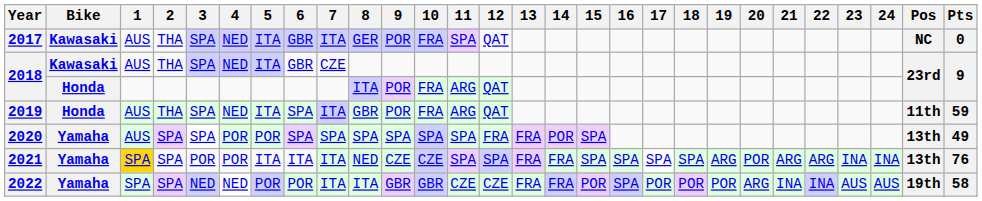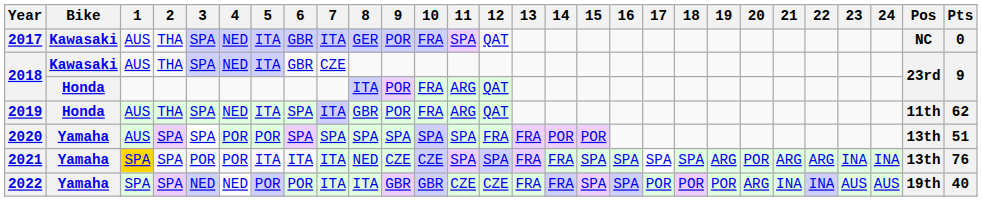(960, 112) 59 -> (960, 112) 62
(593, 136) SPA -> (593, 136) POR
(960, 136) 49 -> (960, 136) 51
(593, 184) POR -> (593, 184) SPA
(960, 184) 58 -> (960, 184) 40
